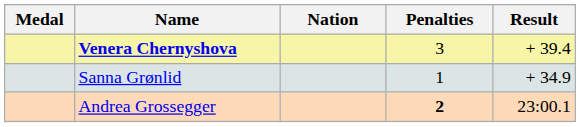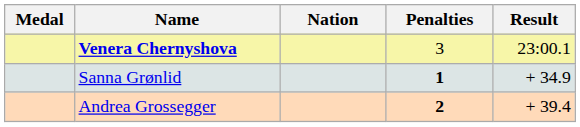(548, 48) + 39.4 -> (544, 48) 23:00.1
(440, 77) normal -> (440, 77) bold
(544, 107) 23:00.1 -> (548, 107) + 39.4
